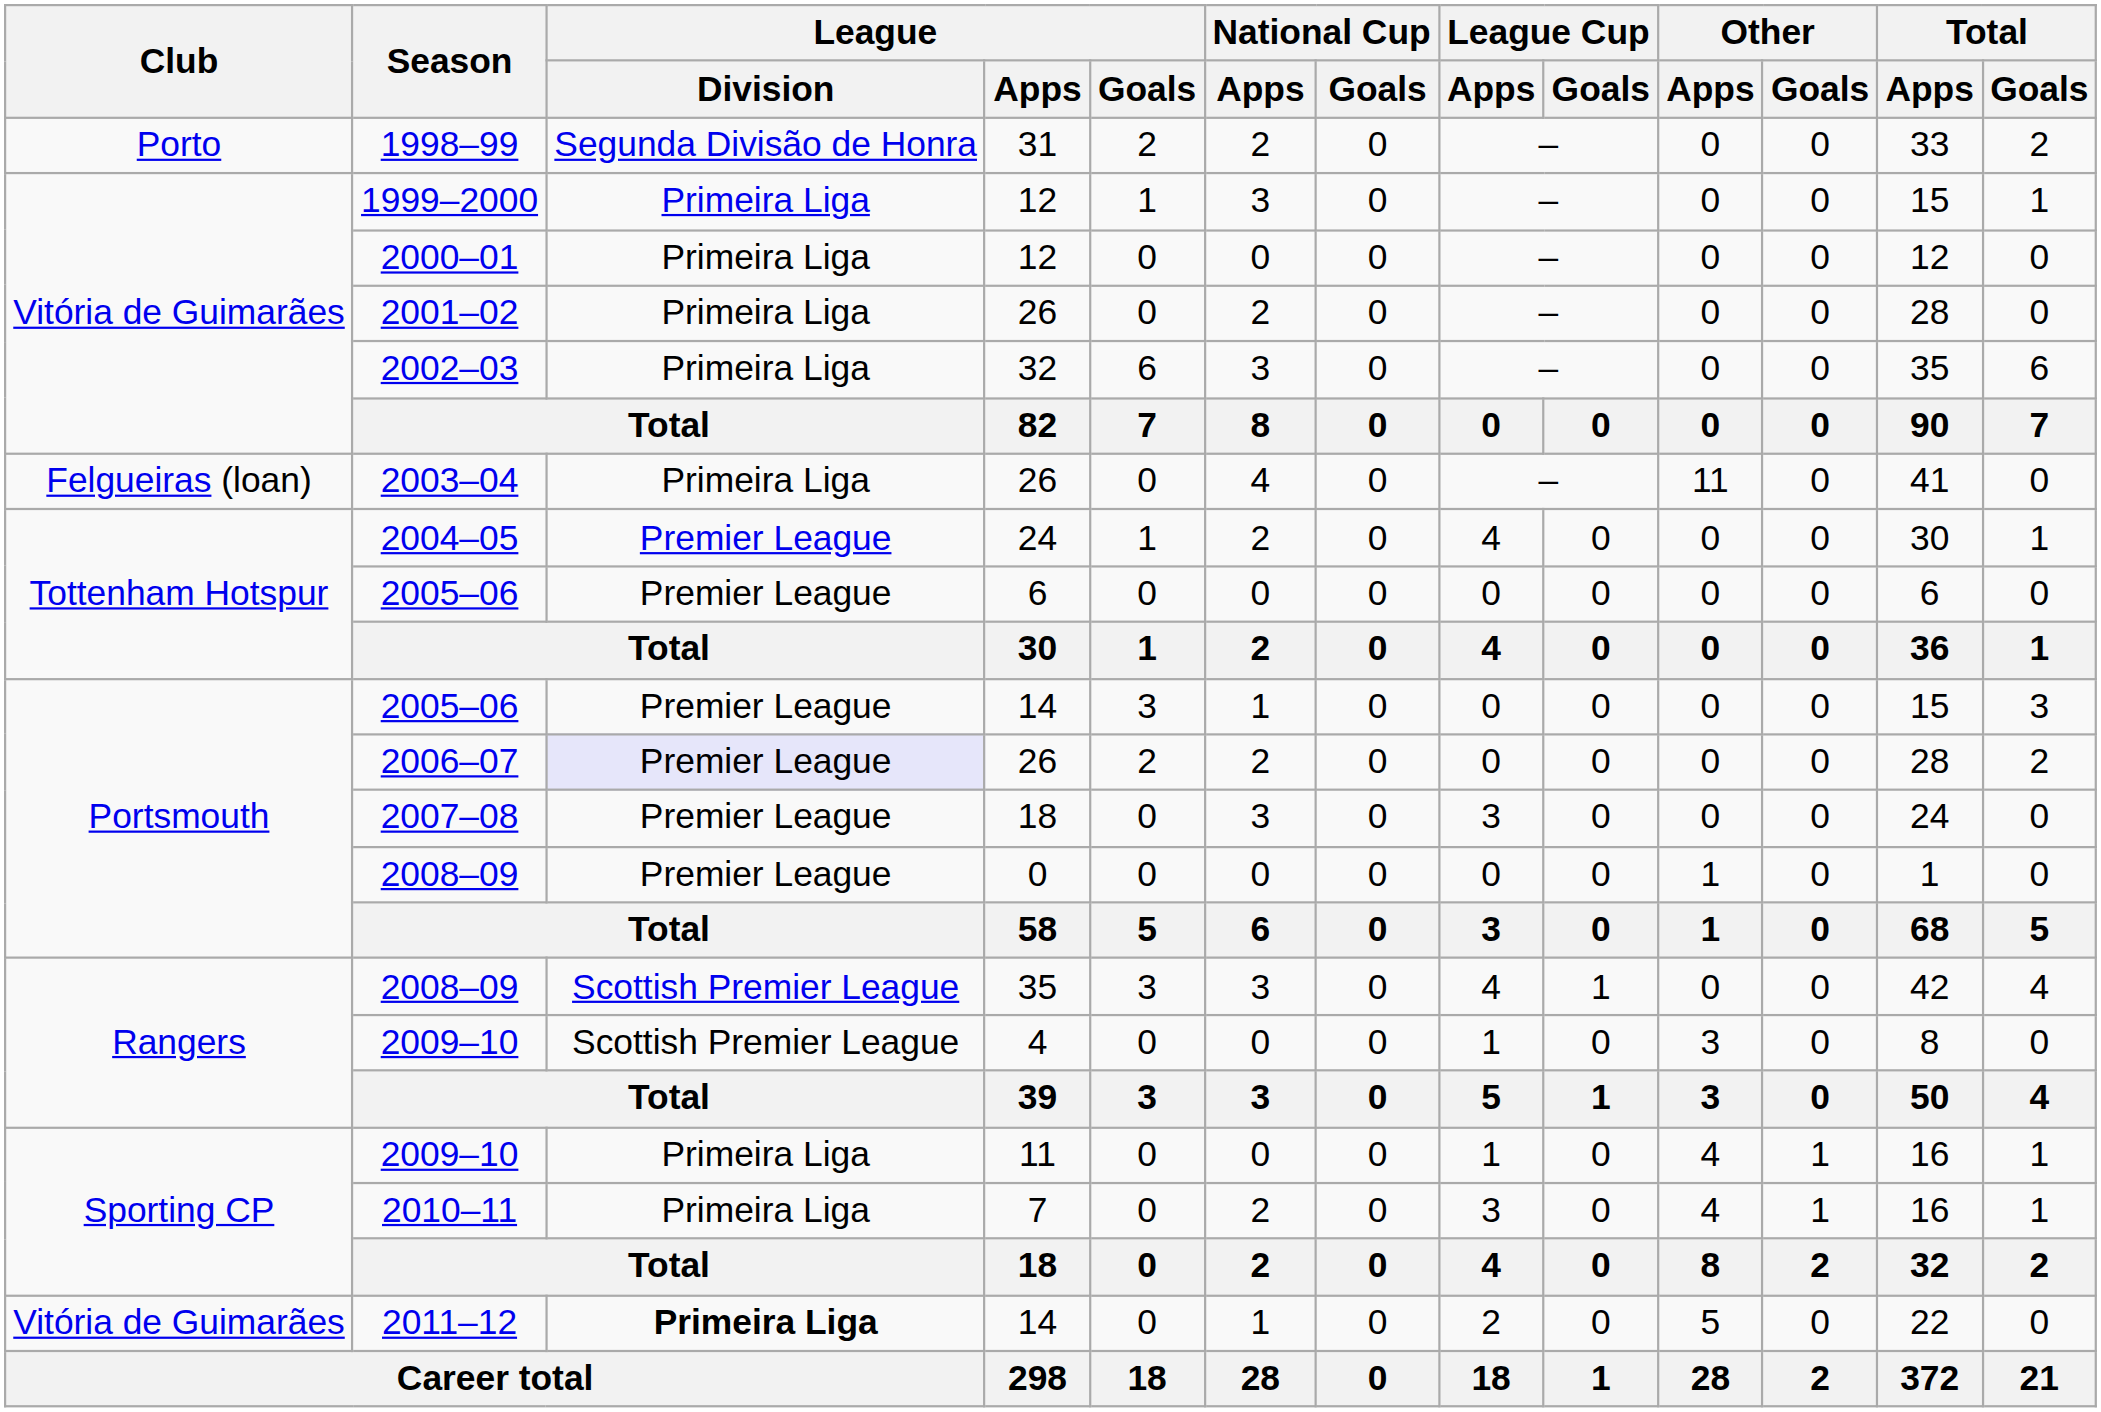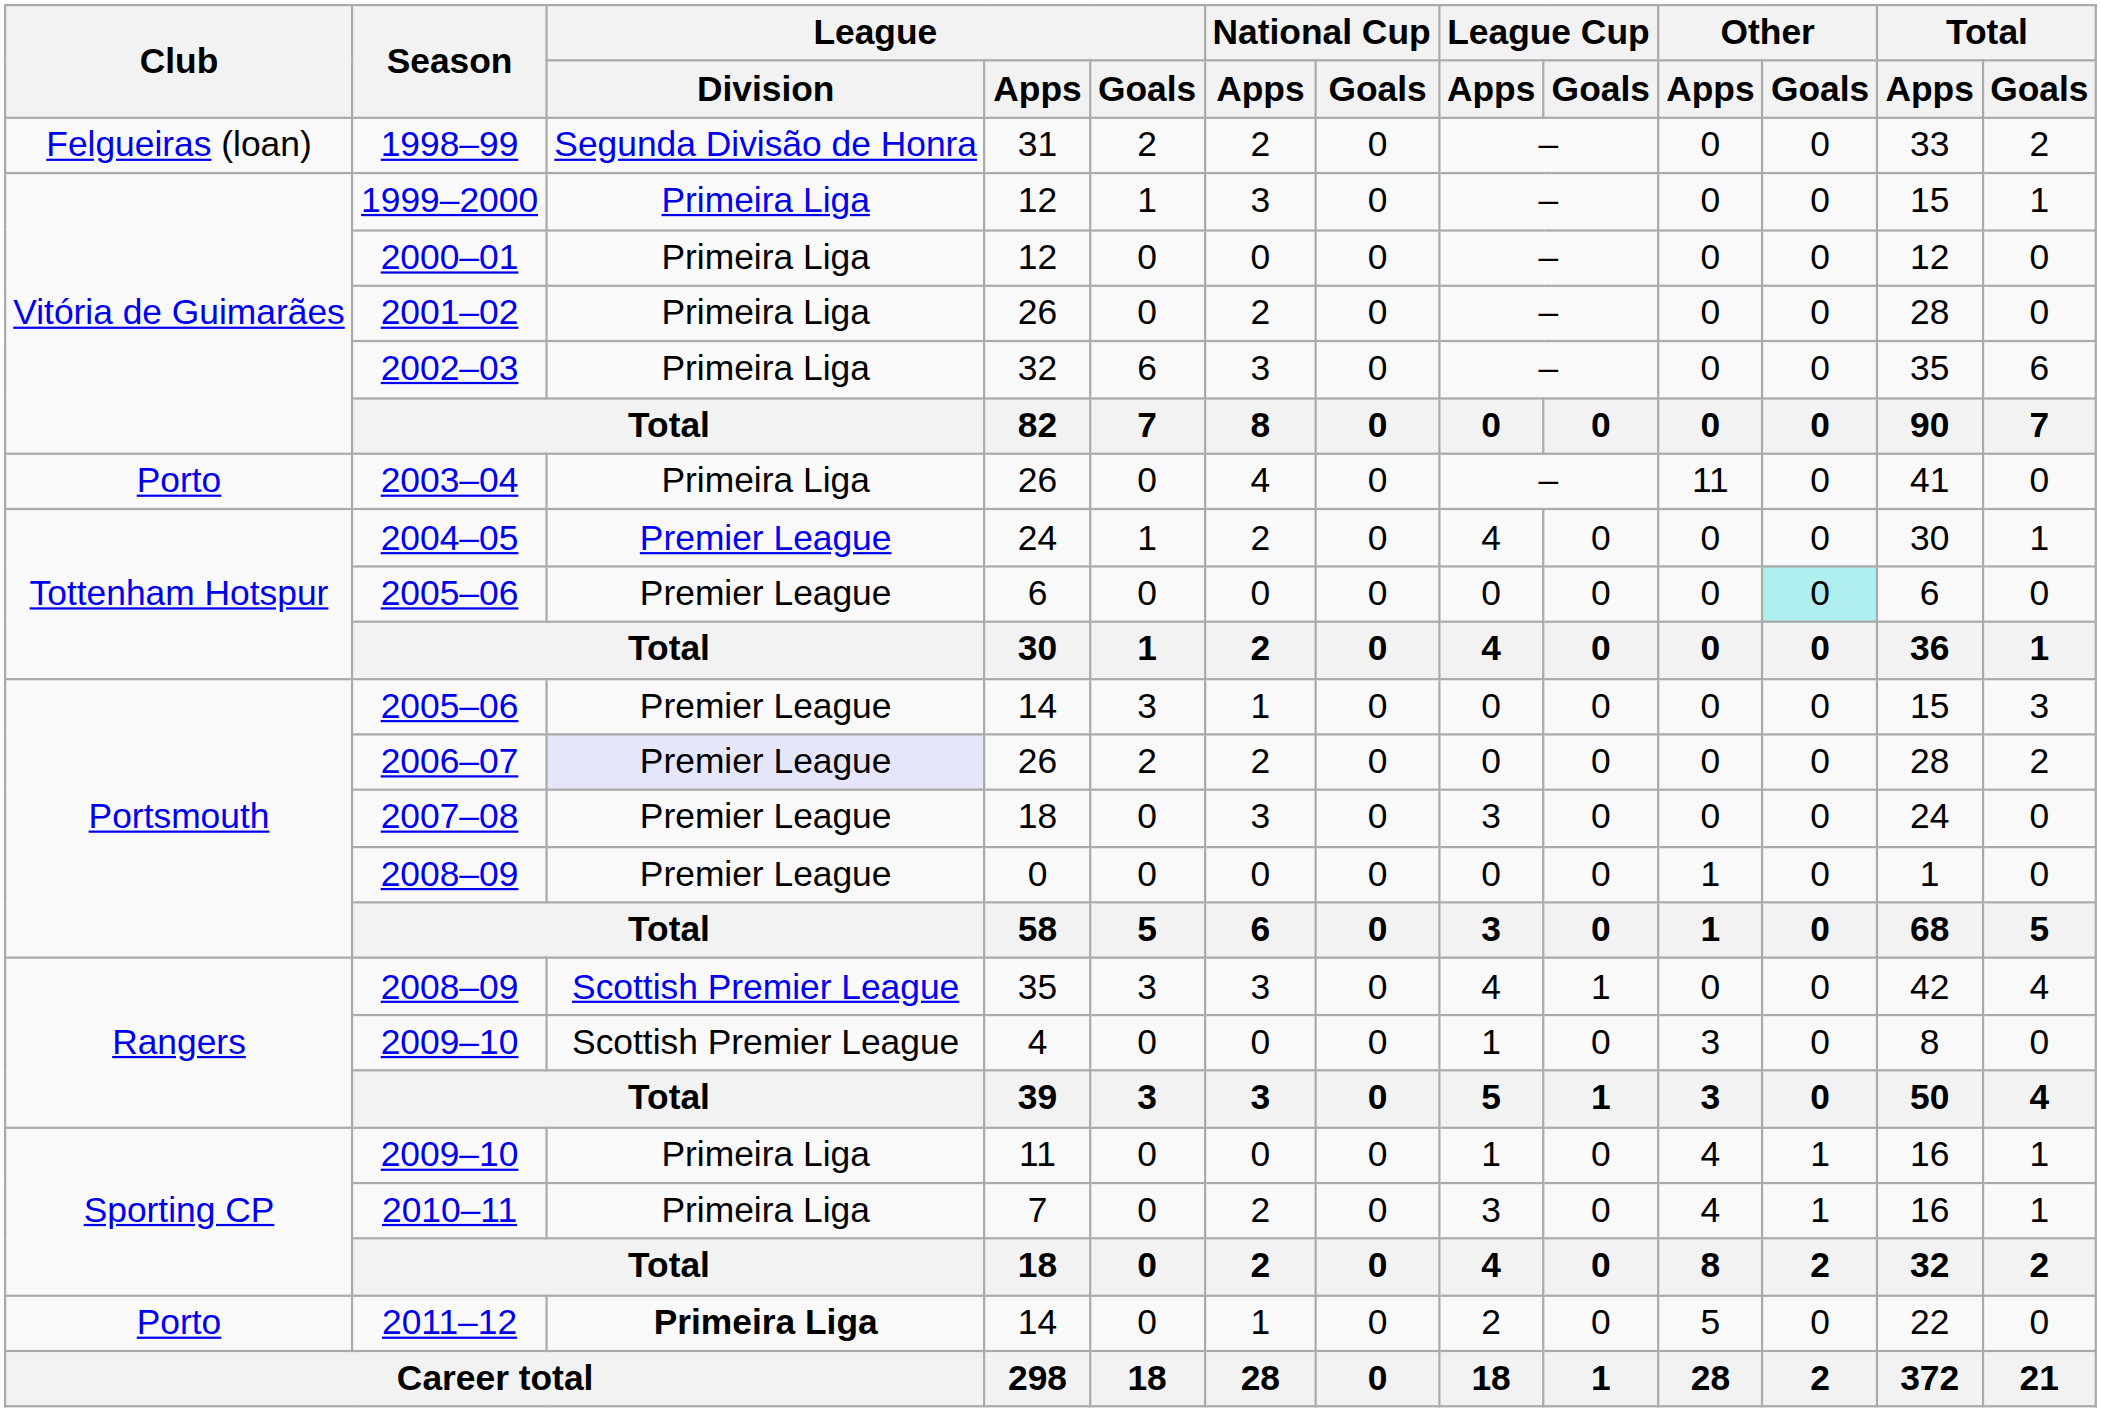(179, 144) Porto -> (179, 144) Felgueiras (loan)
(179, 481) Felgueiras (loan) -> (179, 481) Porto
(1820, 593) no background -> (1820, 593) paleturquoise background
(179, 1322) Vitória de Guimarães -> (179, 1322) Porto
